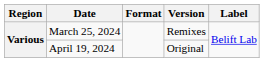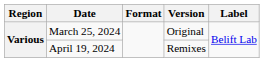(186, 31) Remixes -> (185, 31) Original
(185, 48) Original -> (186, 48) Remixes
